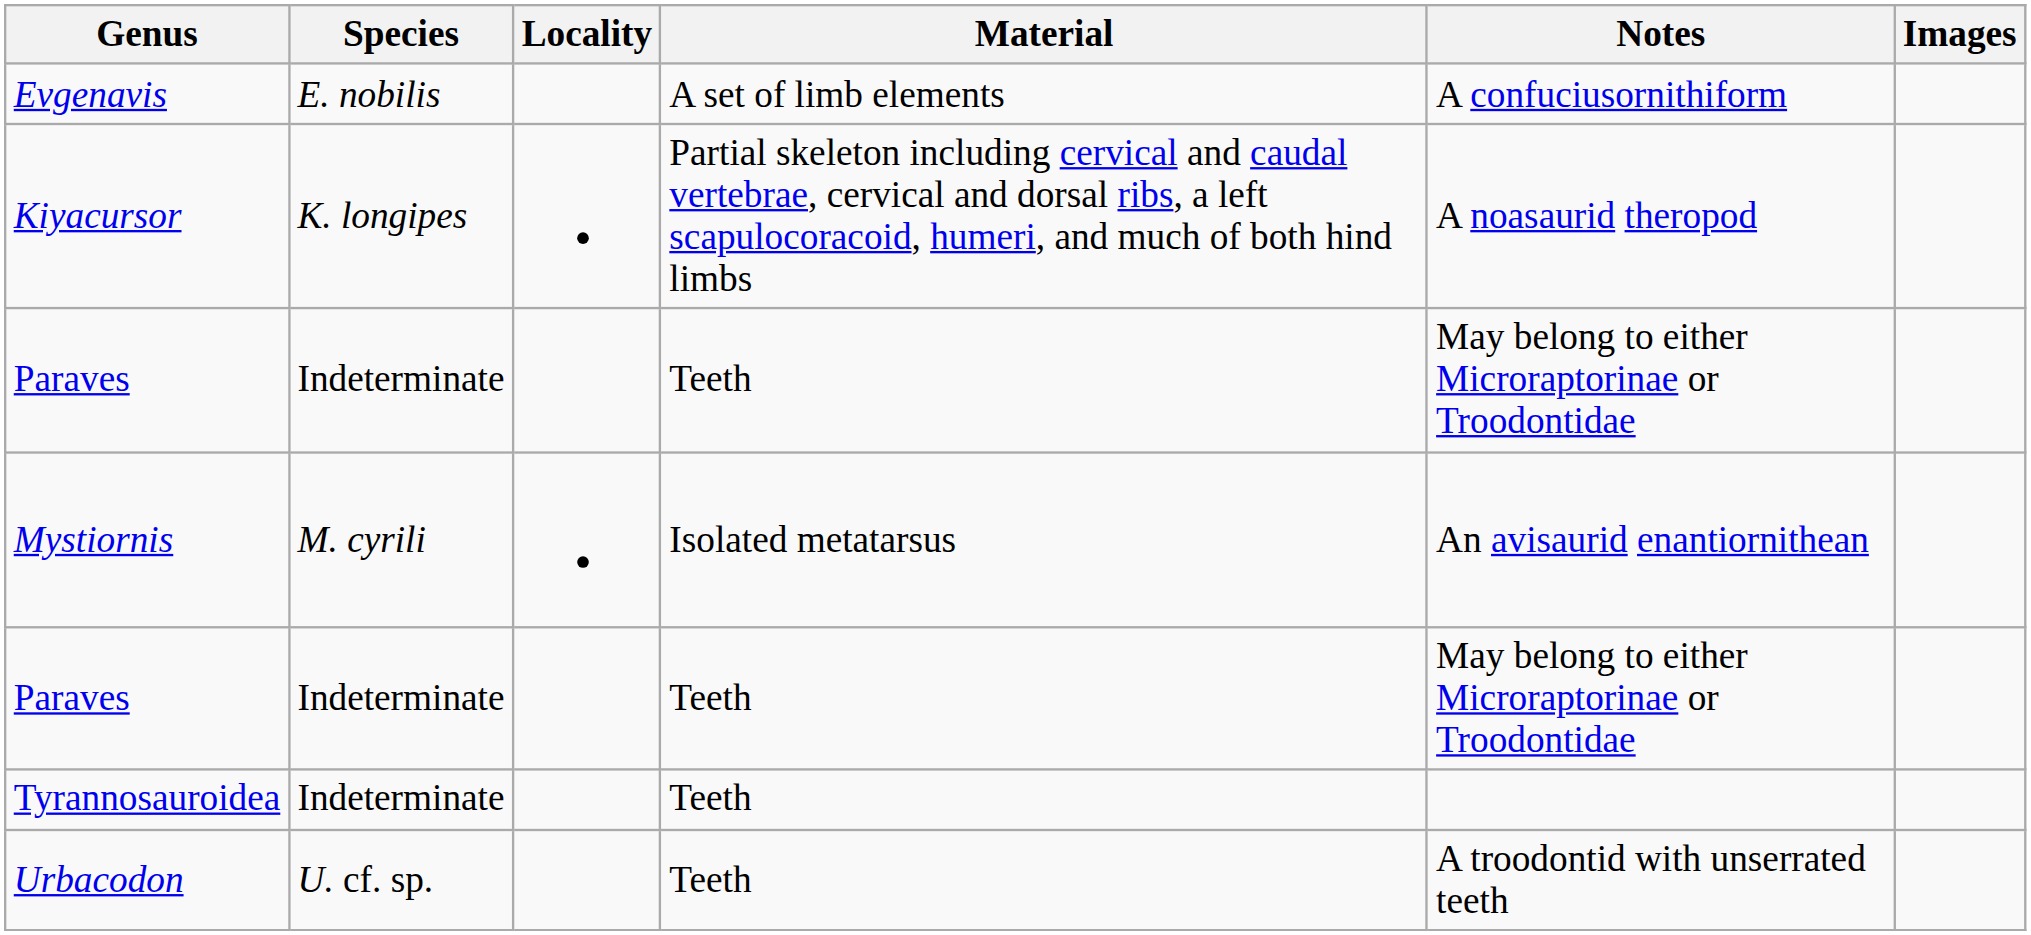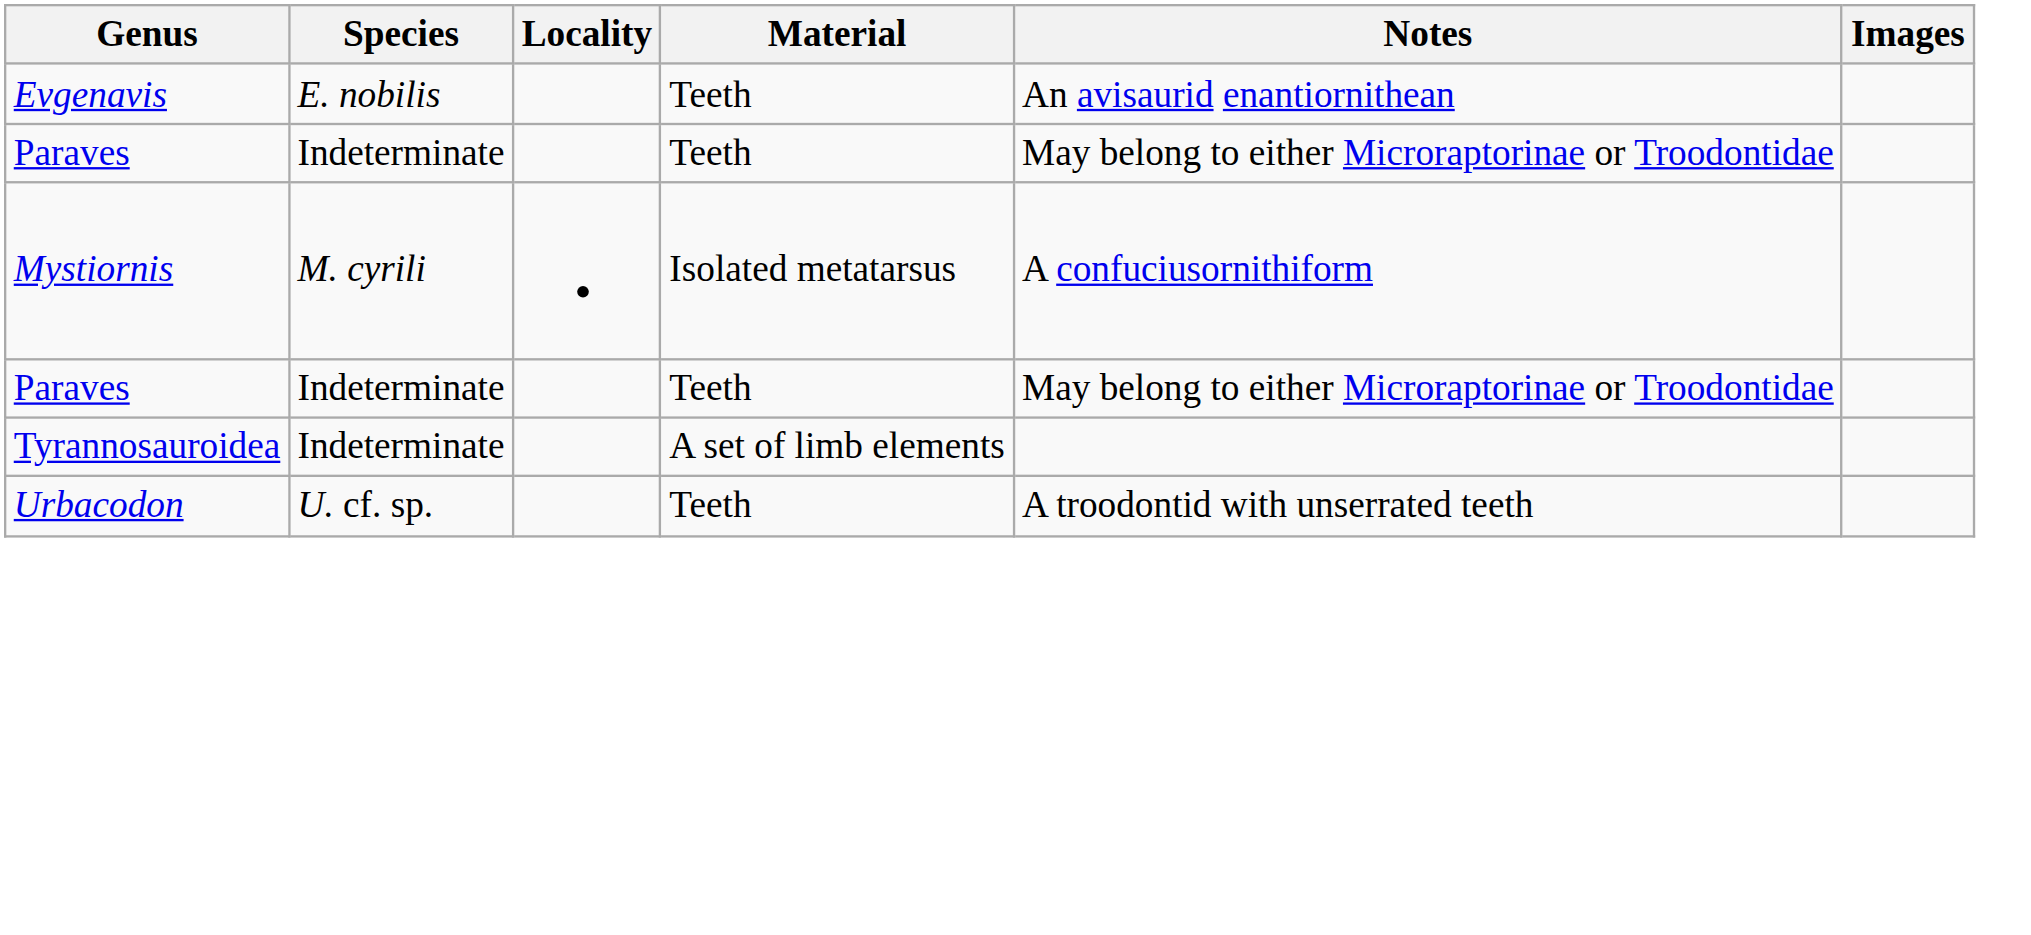(837, 93) A set of limb elements -> (710, 93) Teeth
(1612, 93) A confuciusornithiform -> (1238, 93) An avisaurid enantiornithean
- row: (98, 215)
(1652, 538) An avisaurid enantiornithean -> (1197, 269) A confuciusornithiform
(710, 798) Teeth -> (837, 446) A set of limb elements
